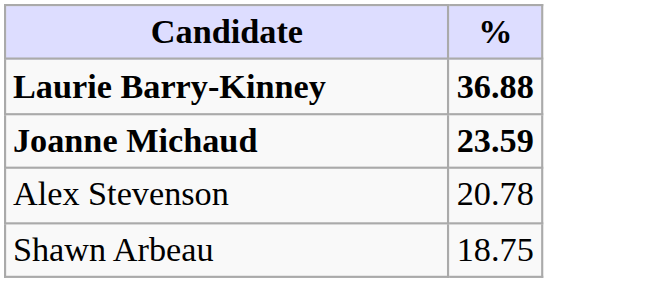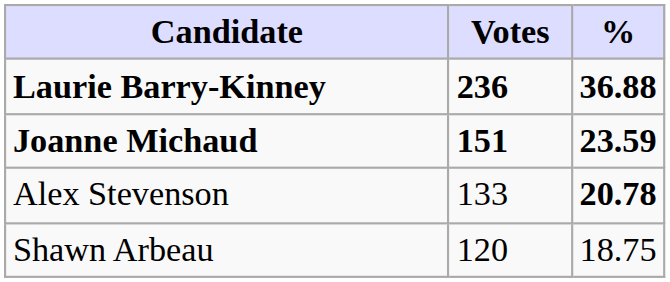+ column: (510, 31)
(495, 194) normal -> (618, 194) bold
